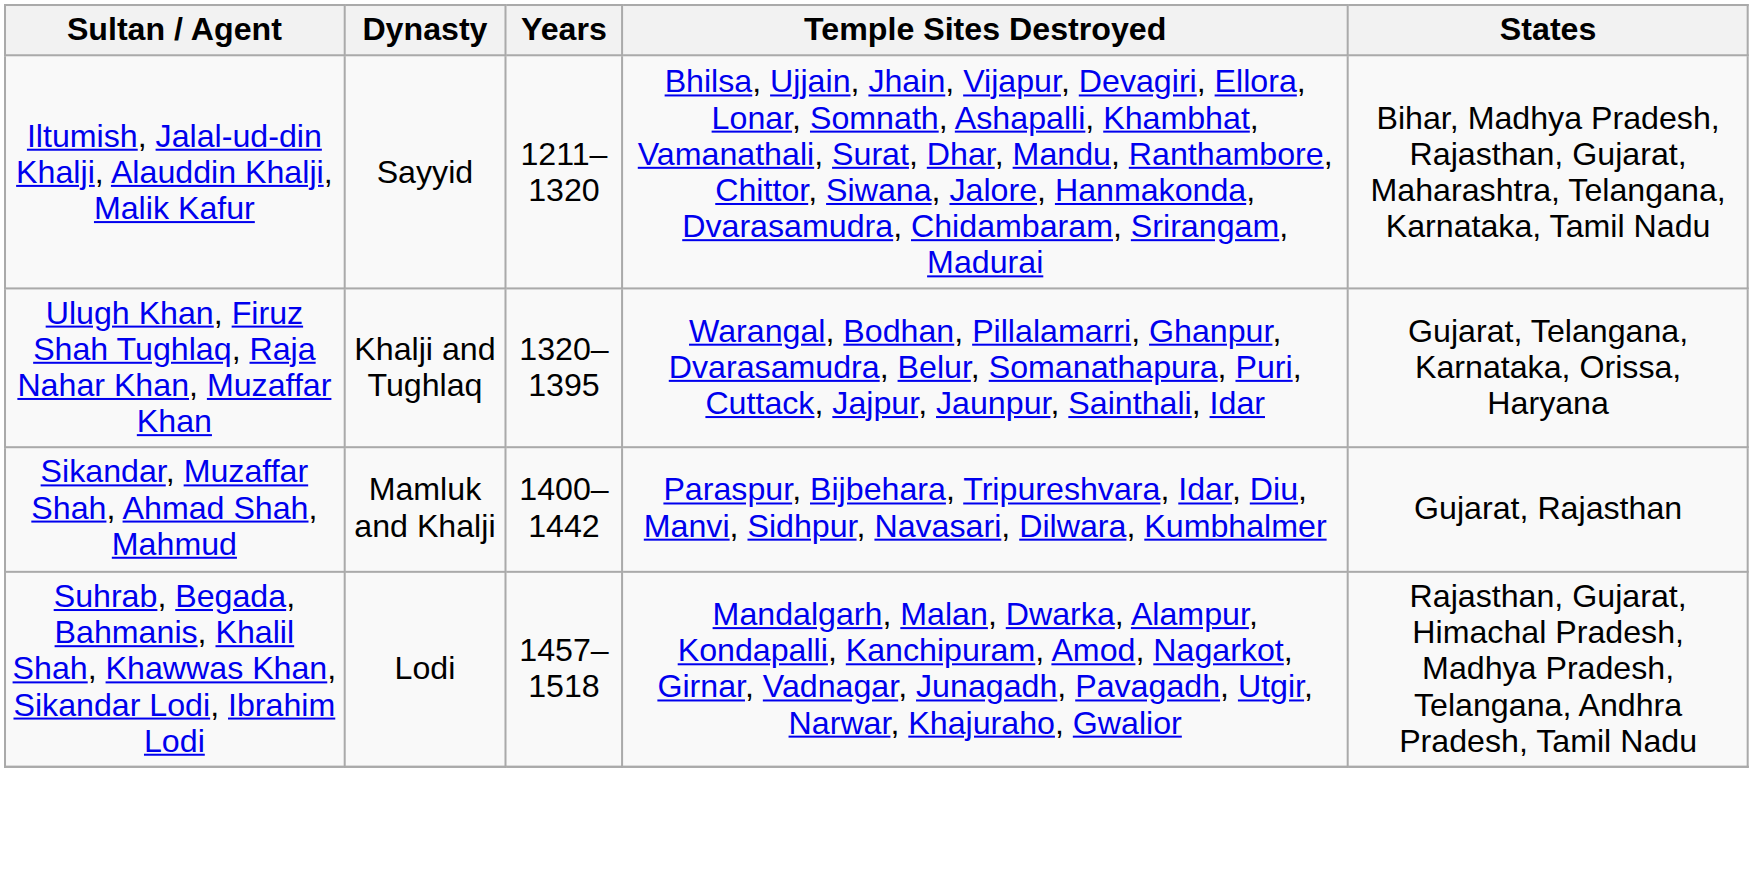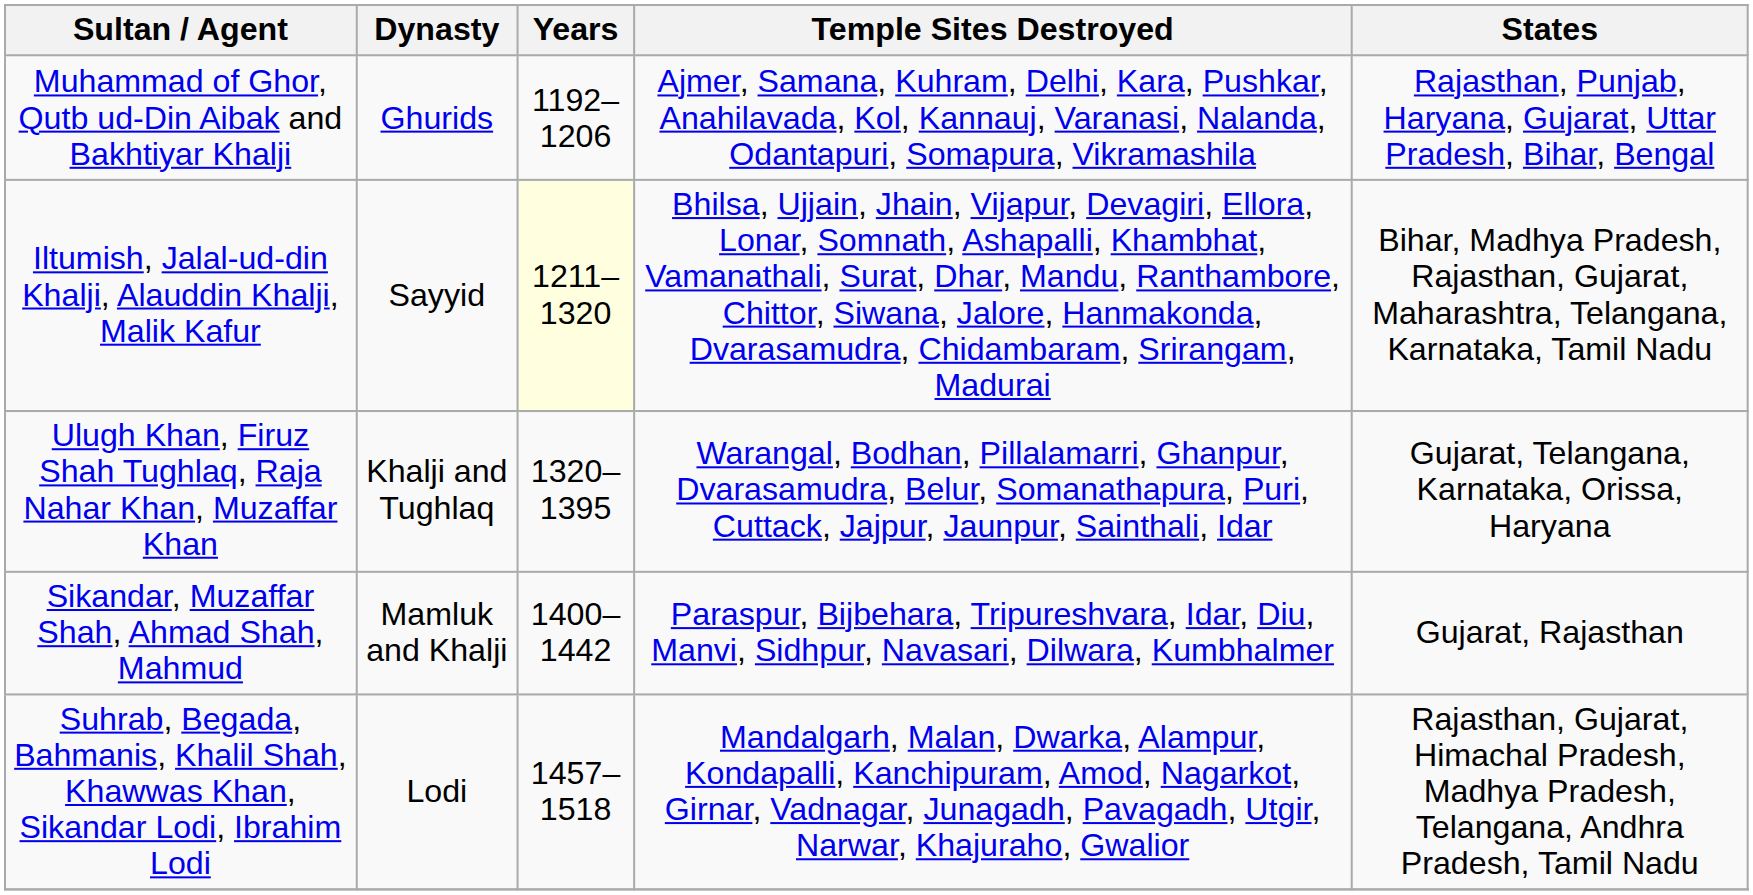+ row: (180, 117)
(564, 171) no background -> (576, 294) lightyellow background
